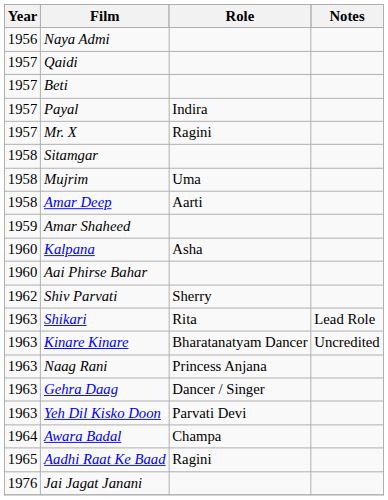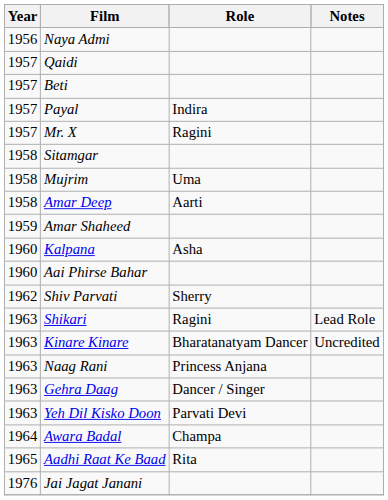(185, 319) Rita -> (192, 319) Ragini
(192, 459) Ragini -> (185, 459) Rita
